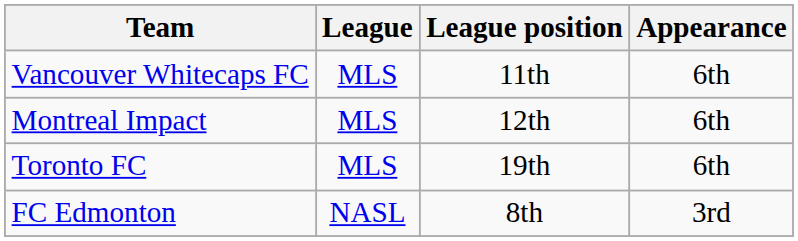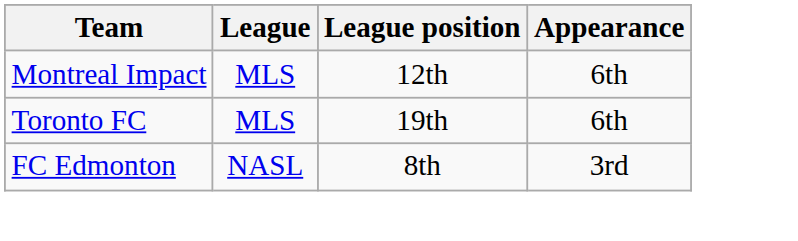- row: (160, 73)
